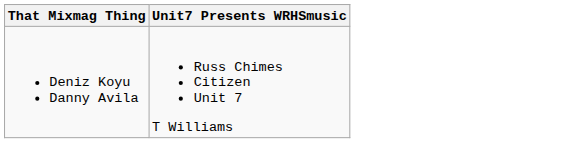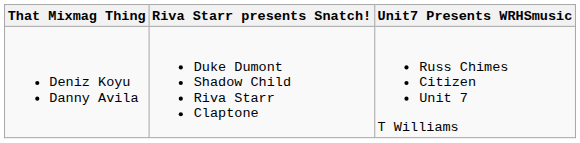+ column: (262, 16)
